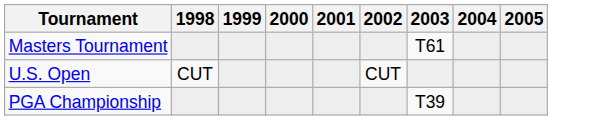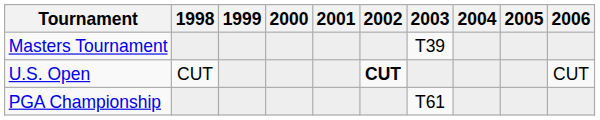+ column: (571, 19)
(430, 46) T61 -> (430, 46) T39
(383, 74) normal -> (383, 74) bold
(430, 102) T39 -> (430, 102) T61
